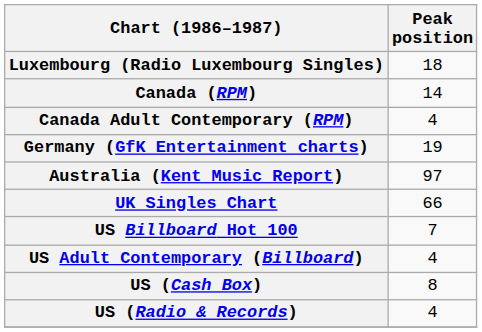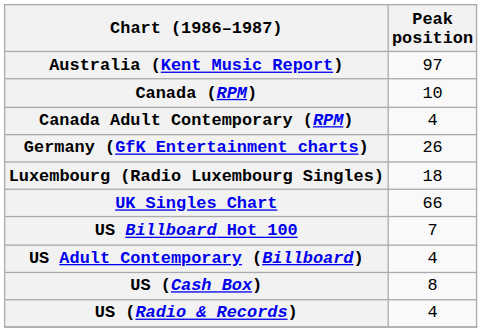rows swapped: (196, 176) <-> (196, 65)
(433, 93) 14 -> (433, 93) 10
(433, 148) 19 -> (433, 148) 26
